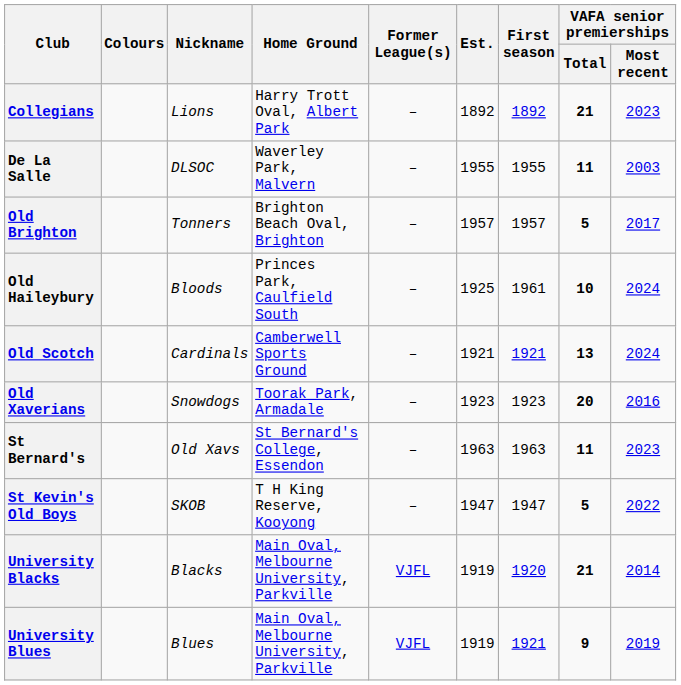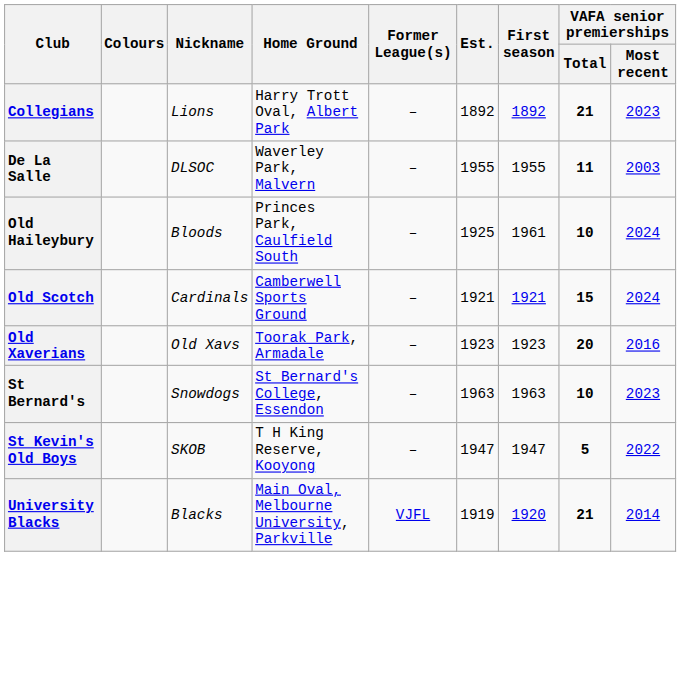- row: (42, 225)
(585, 354) 13 -> (585, 298) 15
(205, 402) Snowdogs -> (205, 346) Old Xavs
(205, 450) Old Xavs -> (205, 394) Snowdogs
(585, 450) 11 -> (585, 394) 10
- row: (51, 644)
